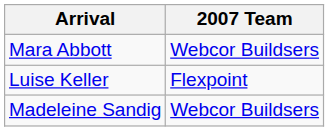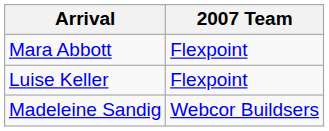(245, 49) Webcor Buildsers -> (209, 49) Flexpoint
